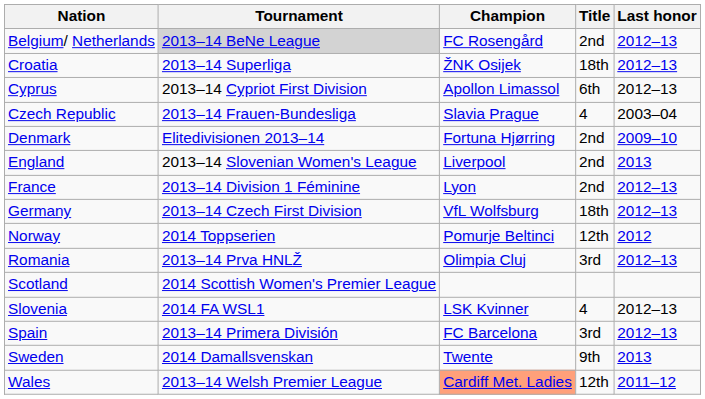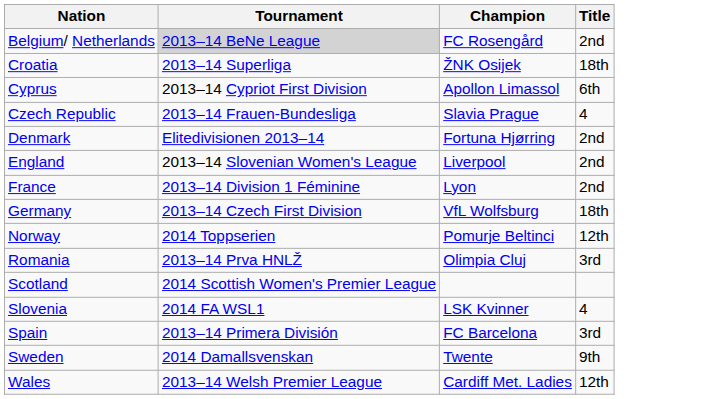- column: (657, 16)
(508, 382) lightsalmon background -> (508, 382) no background
